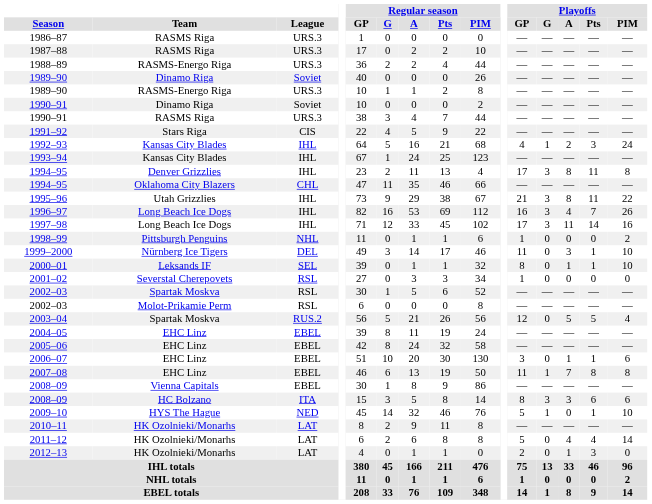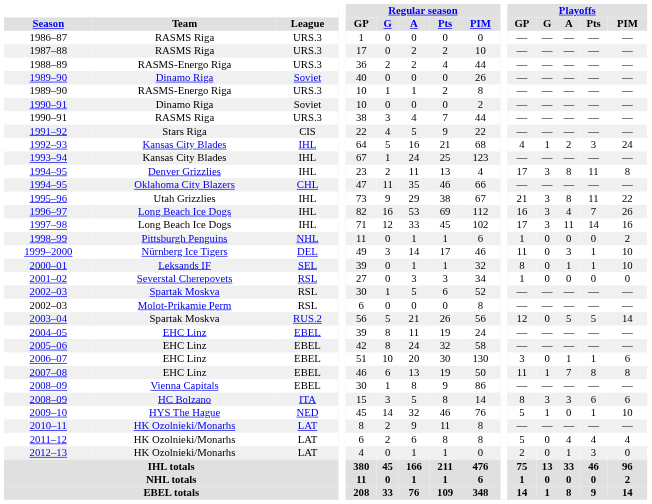(627, 319) 4 -> (627, 319) 14
(627, 439) 14 -> (627, 439) 4
